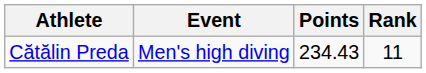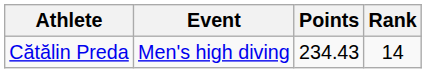(393, 52) 11 -> (393, 52) 14
